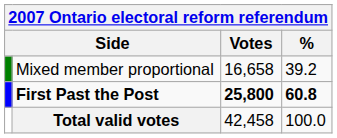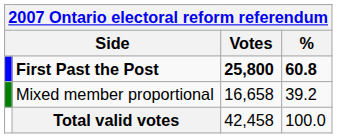rows swapped: (87, 95) <-> (115, 69)
